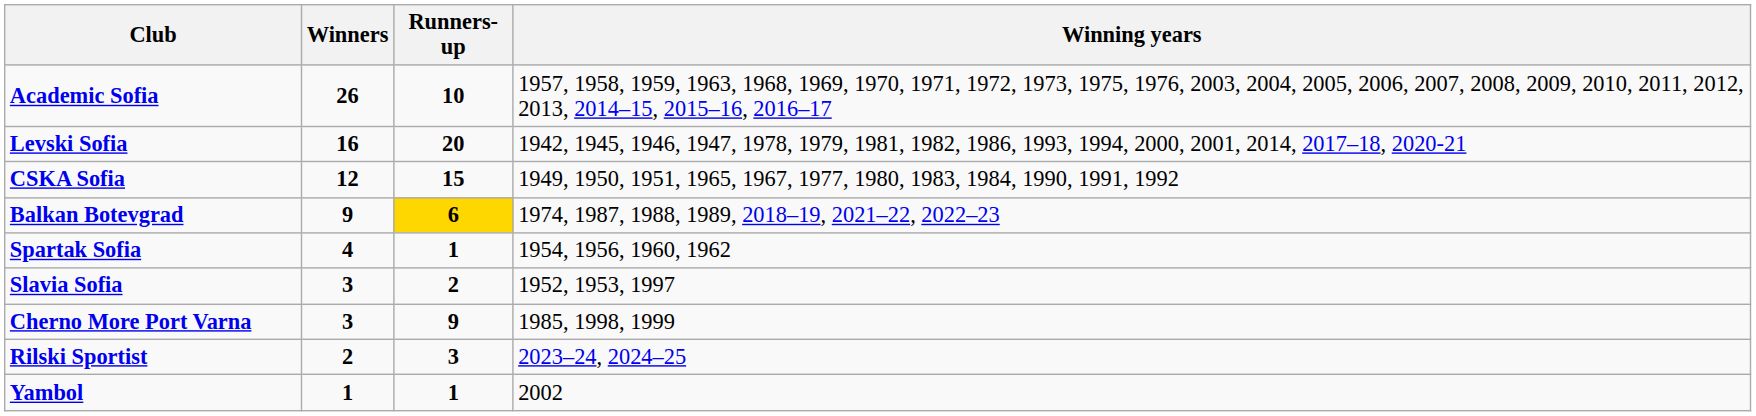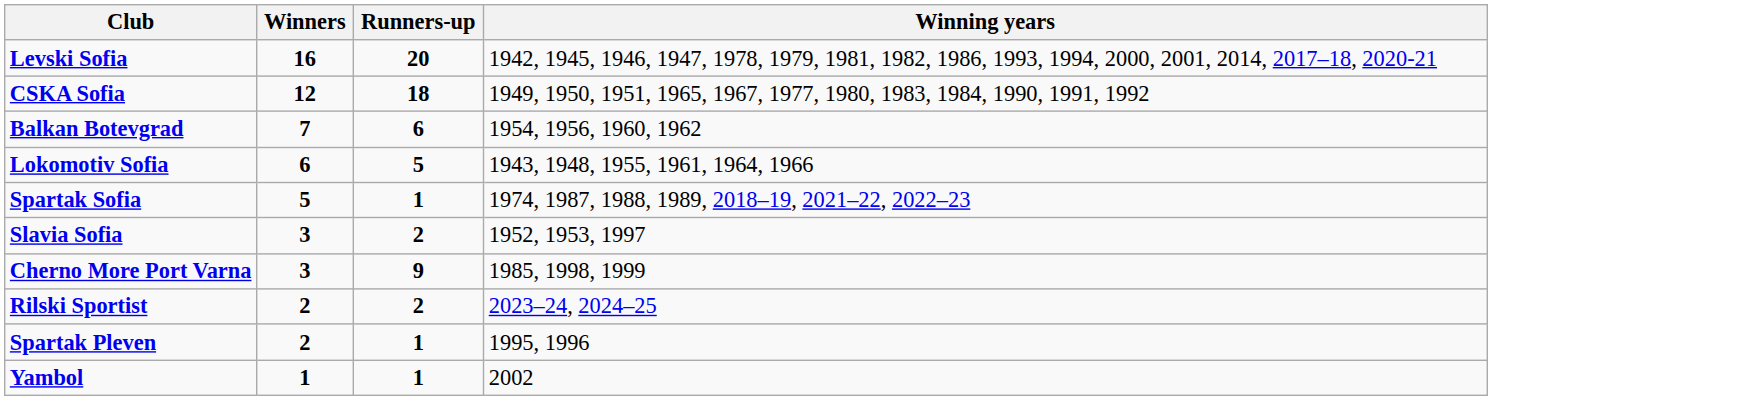- row: (84, 95)
(453, 179) 15 -> (418, 93) 18
(348, 214) 9 -> (305, 128) 7
(453, 214) gold background -> (418, 128) no background
(759, 214) 1974, 1987, 1988, 1989, 2018–19, 2021–22, 2022–23 -> (595, 128) 1954, 1956, 1960, 1962
+ row: (89, 164)
(348, 250) 4 -> (305, 199) 5
(625, 250) 1954, 1956, 1960, 1962 -> (730, 199) 1974, 1987, 1988, 1989, 2018–19, 2021–22, 2022–23
(453, 356) 3 -> (418, 306) 2
+ row: (83, 341)
